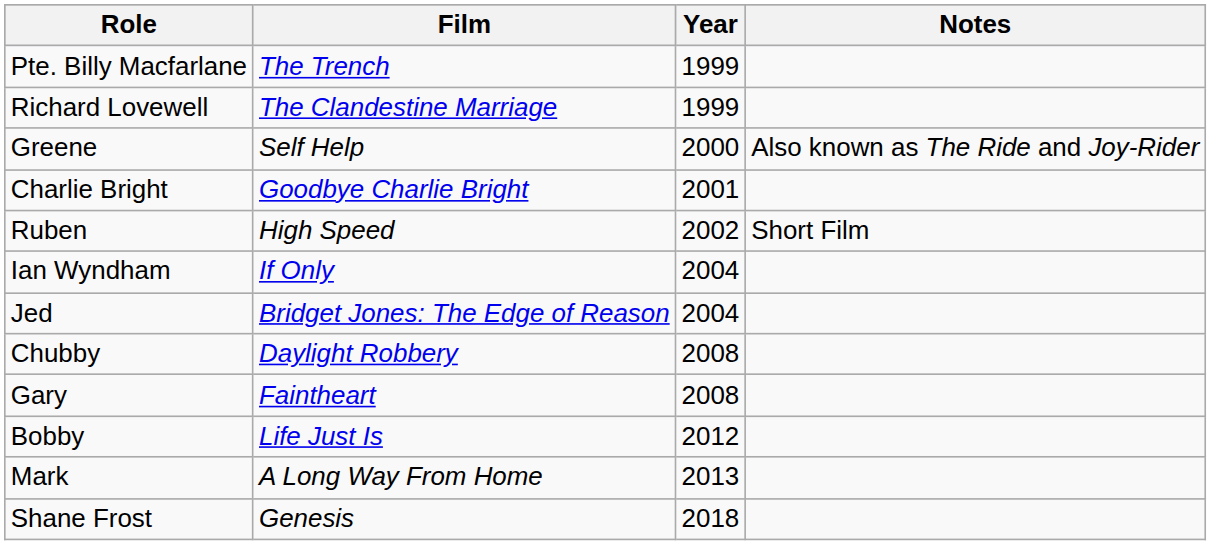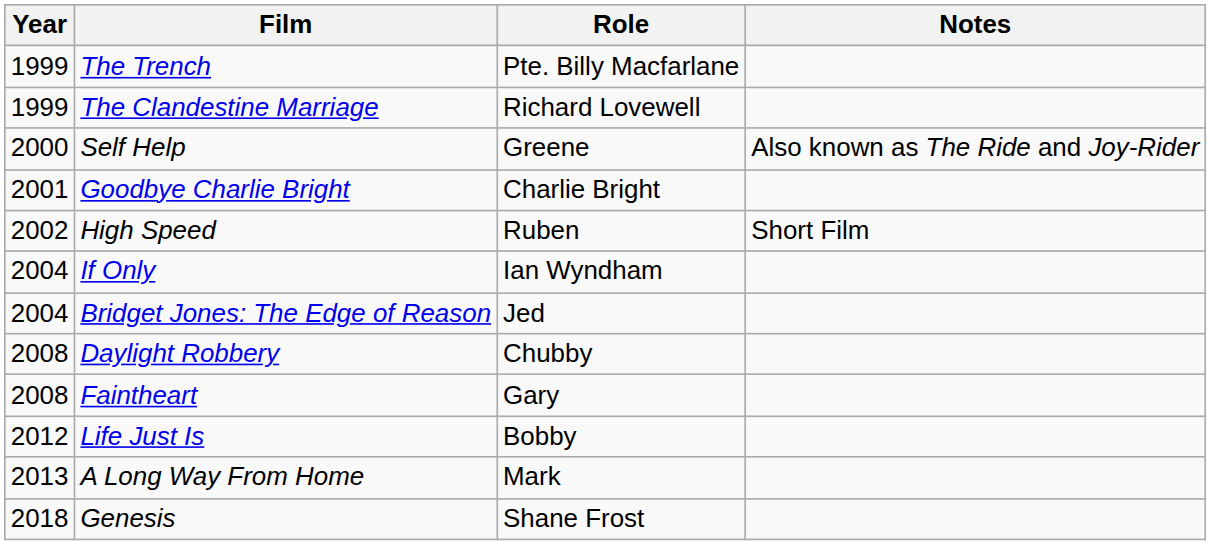columns swapped: (710, 25) <-> (129, 25)
